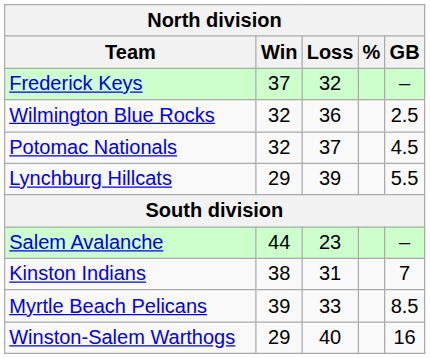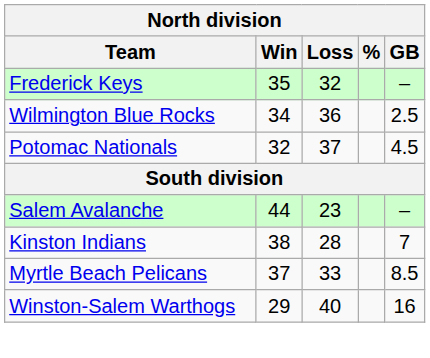(279, 83) 37 -> (279, 83) 35
(279, 115) 32 -> (279, 115) 34
- row: (91, 178)
(330, 274) 31 -> (330, 242) 28
(279, 305) 39 -> (279, 274) 37
